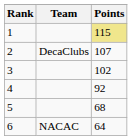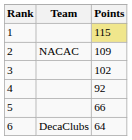(64, 51) DecaClubs -> (59, 51) NACAC
(103, 51) 107 -> (103, 51) 109
(100, 108) 68 -> (100, 108) 66
(59, 126) NACAC -> (64, 126) DecaClubs
